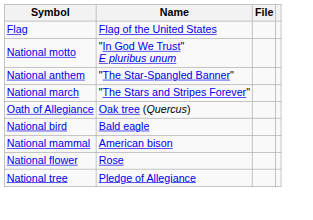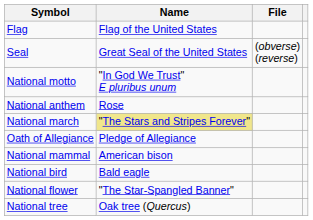+ row: (18, 53)
(166, 76) "The Star-Spangled Banner" -> (111, 105) Rose
(174, 93) no background -> (174, 122) khaki background
(145, 110) Oak tree (Quercus) -> (147, 139) Pledge of Allegiance
rows swapped: (49, 144) <-> (37, 127)
(111, 161) Rose -> (166, 190) "The Star-Spangled Banner"
(147, 178) Pledge of Allegiance -> (145, 207) Oak tree (Quercus)
